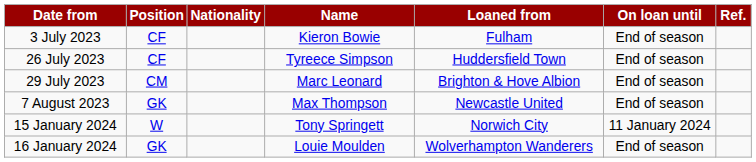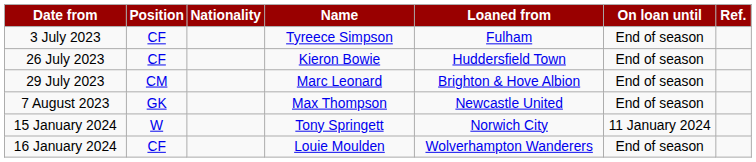(339, 38) Kieron Bowie -> (339, 38) Tyreece Simpson
(339, 59) Tyreece Simpson -> (339, 59) Kieron Bowie
(157, 147) GK -> (157, 147) CF
